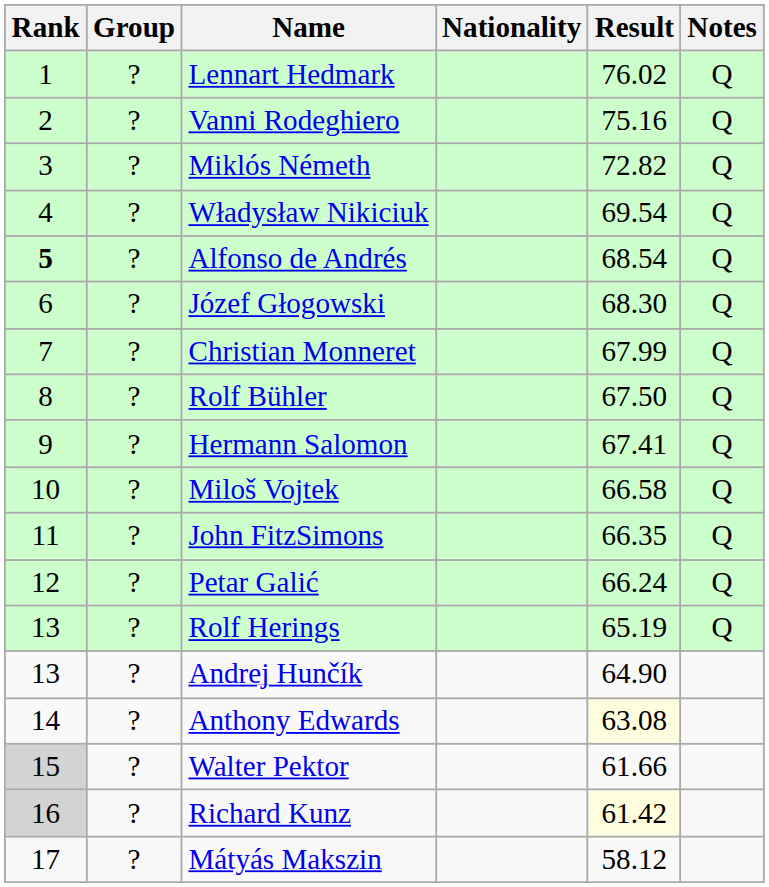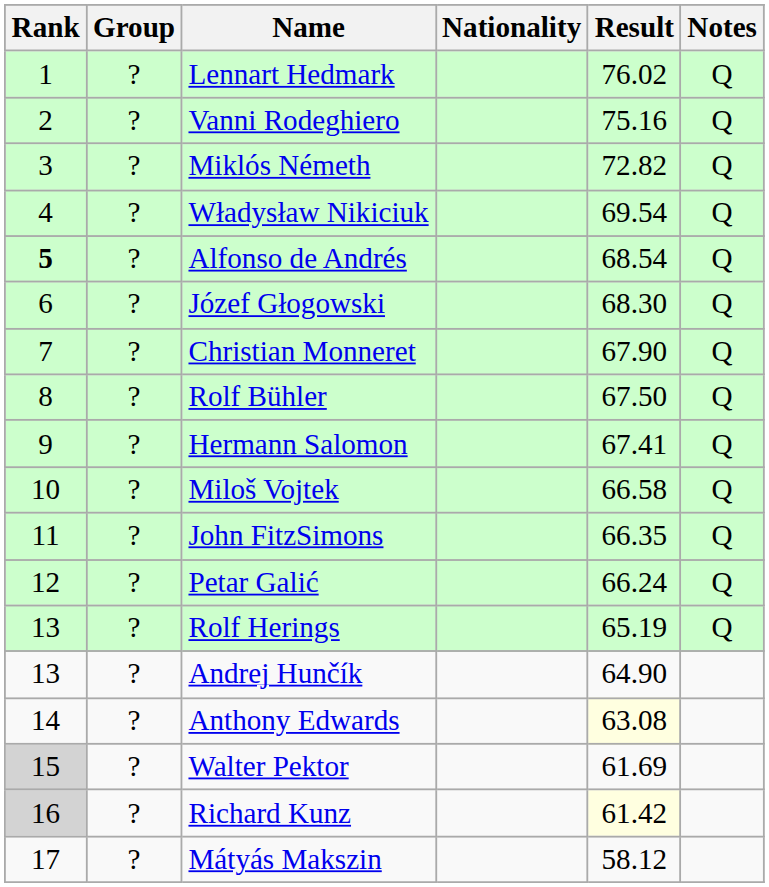(634, 350) 67.99 -> (634, 350) 67.90
(634, 766) 61.66 -> (634, 766) 61.69
